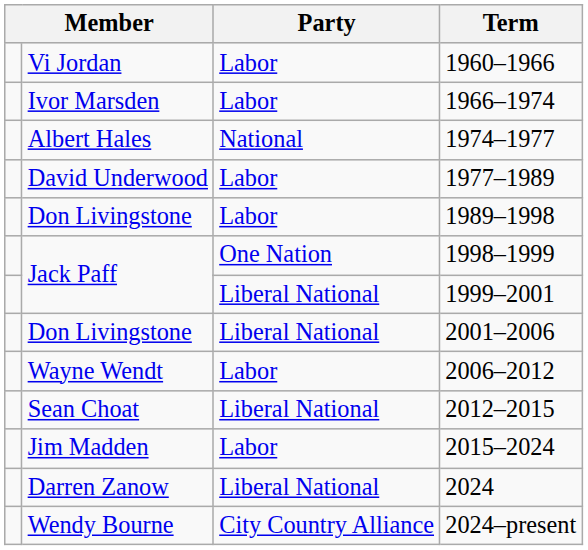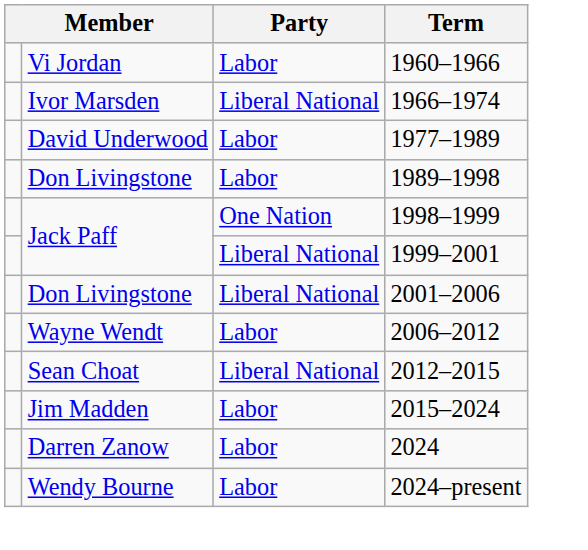(248, 100) Labor -> (299, 100) Liberal National
- row: (500, 139)
(299, 486) Liberal National -> (248, 448) Labor
(327, 525) City Country Alliance -> (248, 486) Labor
